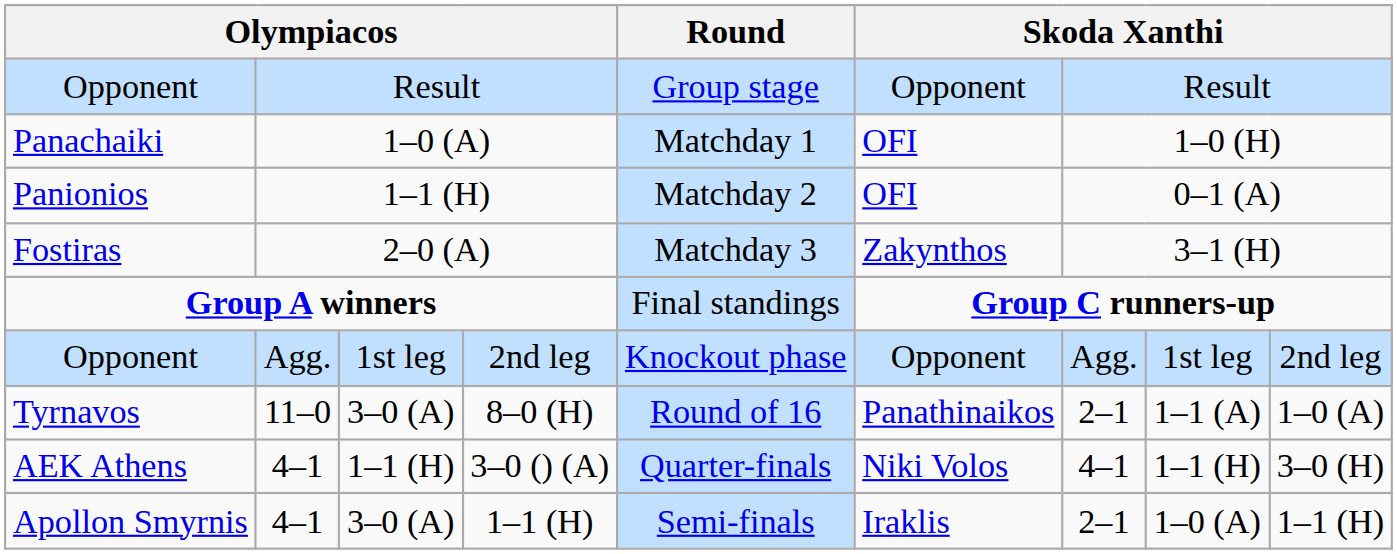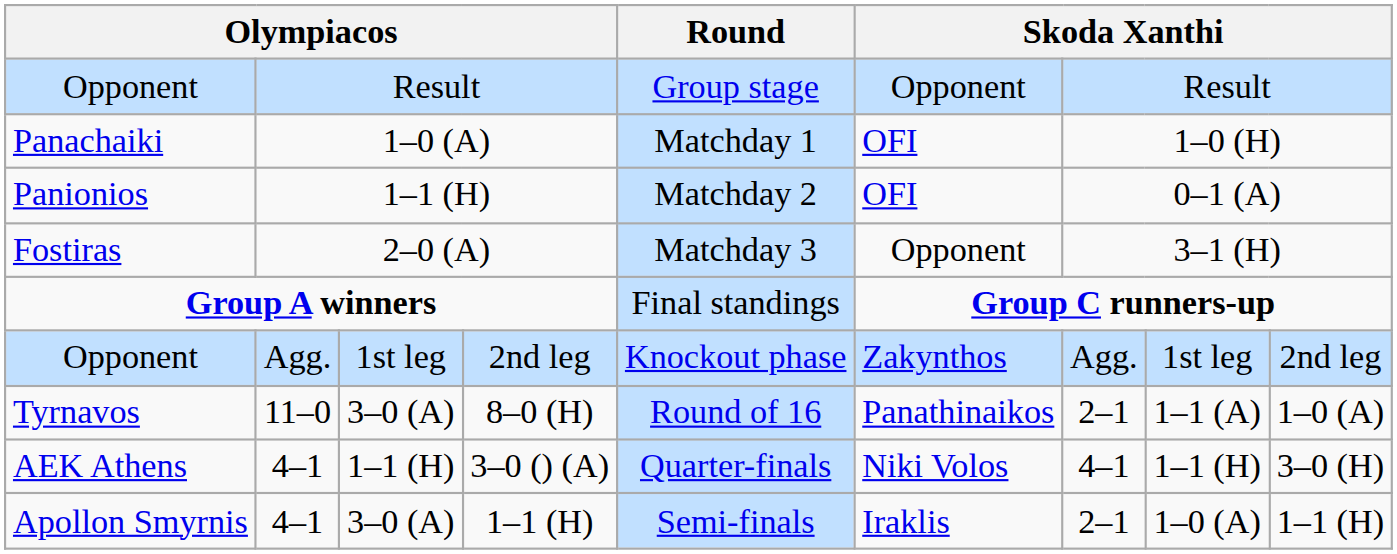(935, 248) Zakynthos -> (958, 248) Opponent
(958, 357) Opponent -> (935, 357) Zakynthos
